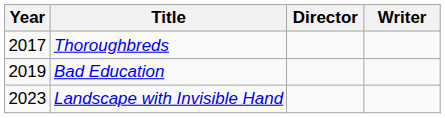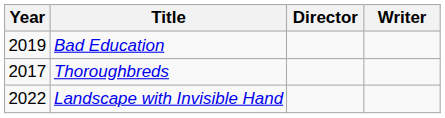rows swapped: (111, 44) <-> (109, 71)
(27, 98) 2023 -> (27, 98) 2022
